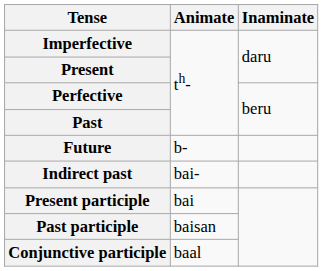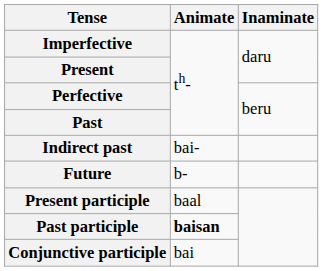rows swapped: (87, 148) <-> (87, 174)
(184, 200) bai -> (188, 200) baal
(195, 226) normal -> (197, 226) bold
(188, 252) baal -> (184, 252) bai
